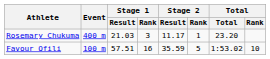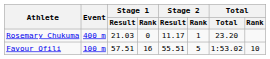(148, 35) 3 -> (148, 35) 0
(173, 48) 35.59 -> (173, 48) 55.51
